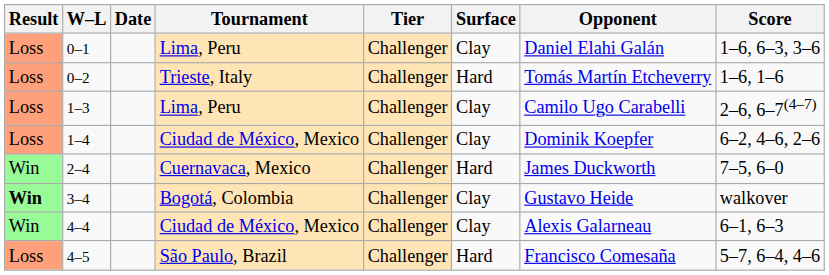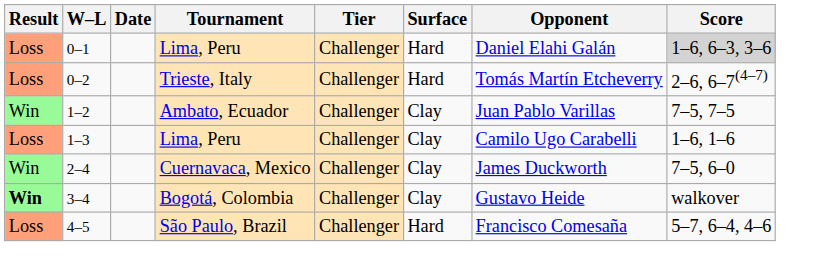(473, 47) Clay -> (426, 47) Hard
(770, 47) no background -> (721, 47) lightgrey background
(752, 76) 1–6, 1–6 -> (720, 79) 2–6, 6–7(4–7)
+ row: (78, 111)
(768, 108) 2–6, 6–7(4–7) -> (703, 139) 1–6, 1–6
- row: (78, 140)
(474, 168) Hard -> (425, 168) Clay
- row: (78, 227)
